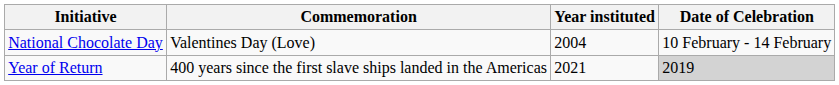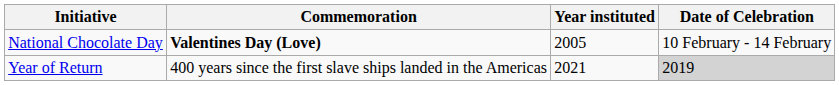(243, 42) normal -> (245, 42) bold
(570, 42) 2004 -> (570, 42) 2005
